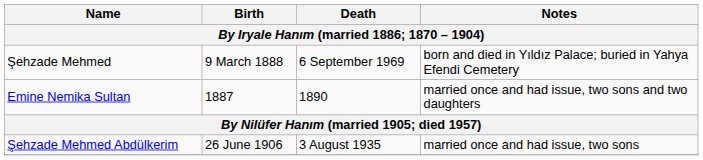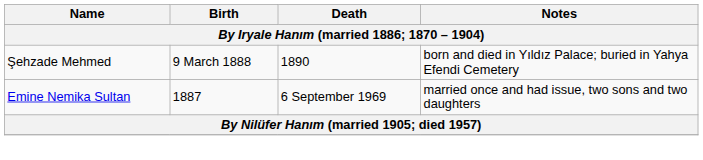(352, 62) 6 September 1969 -> (295, 62) 1890
(313, 97) 1890 -> (333, 97) 6 September 1969
- row: (93, 144)
